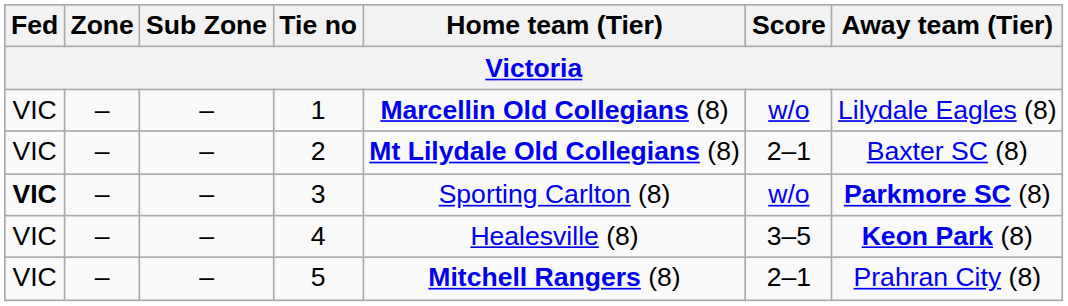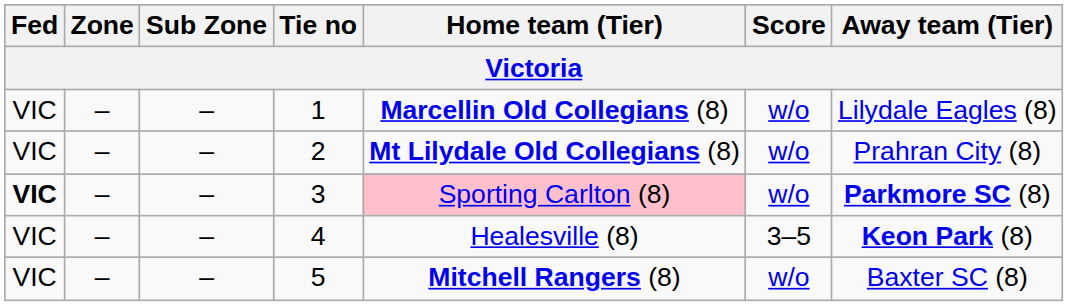(789, 151) 2–1 -> (789, 151) w/o
(947, 151) Baxter SC (8) -> (947, 151) Prahran City (8)
(555, 194) no background -> (555, 194) pink background
(789, 278) 2–1 -> (789, 278) w/o
(947, 278) Prahran City (8) -> (947, 278) Baxter SC (8)
